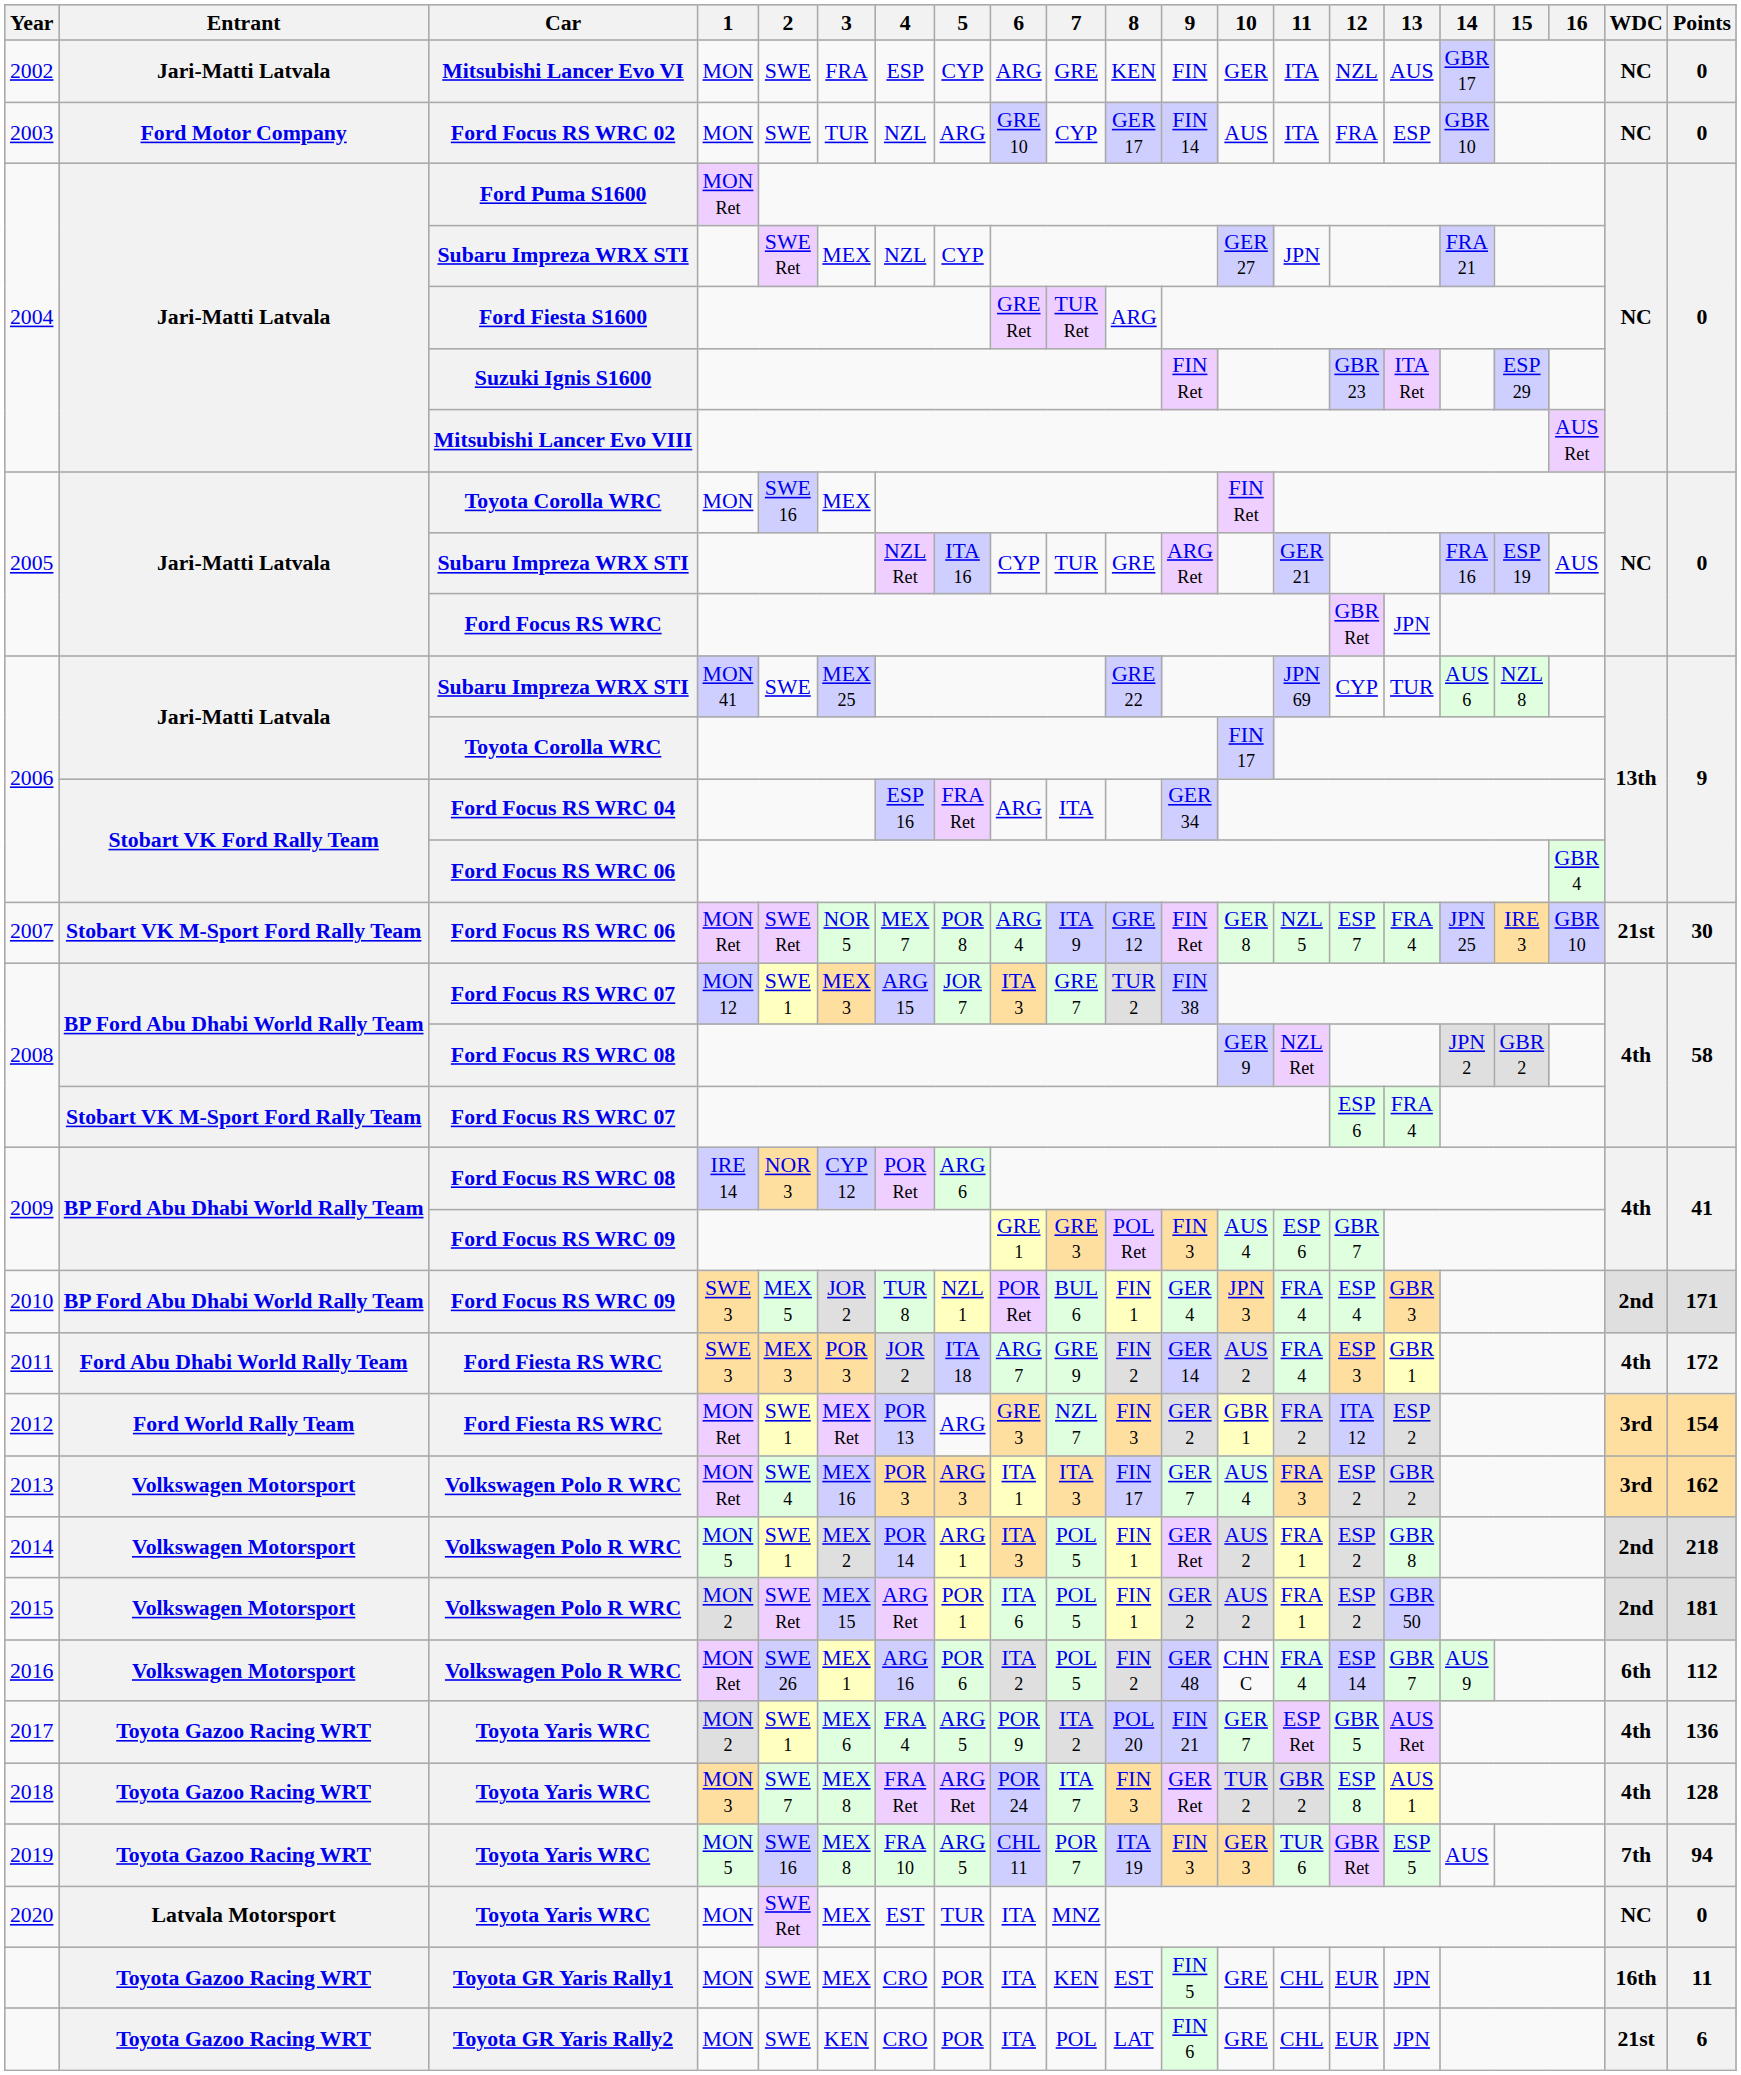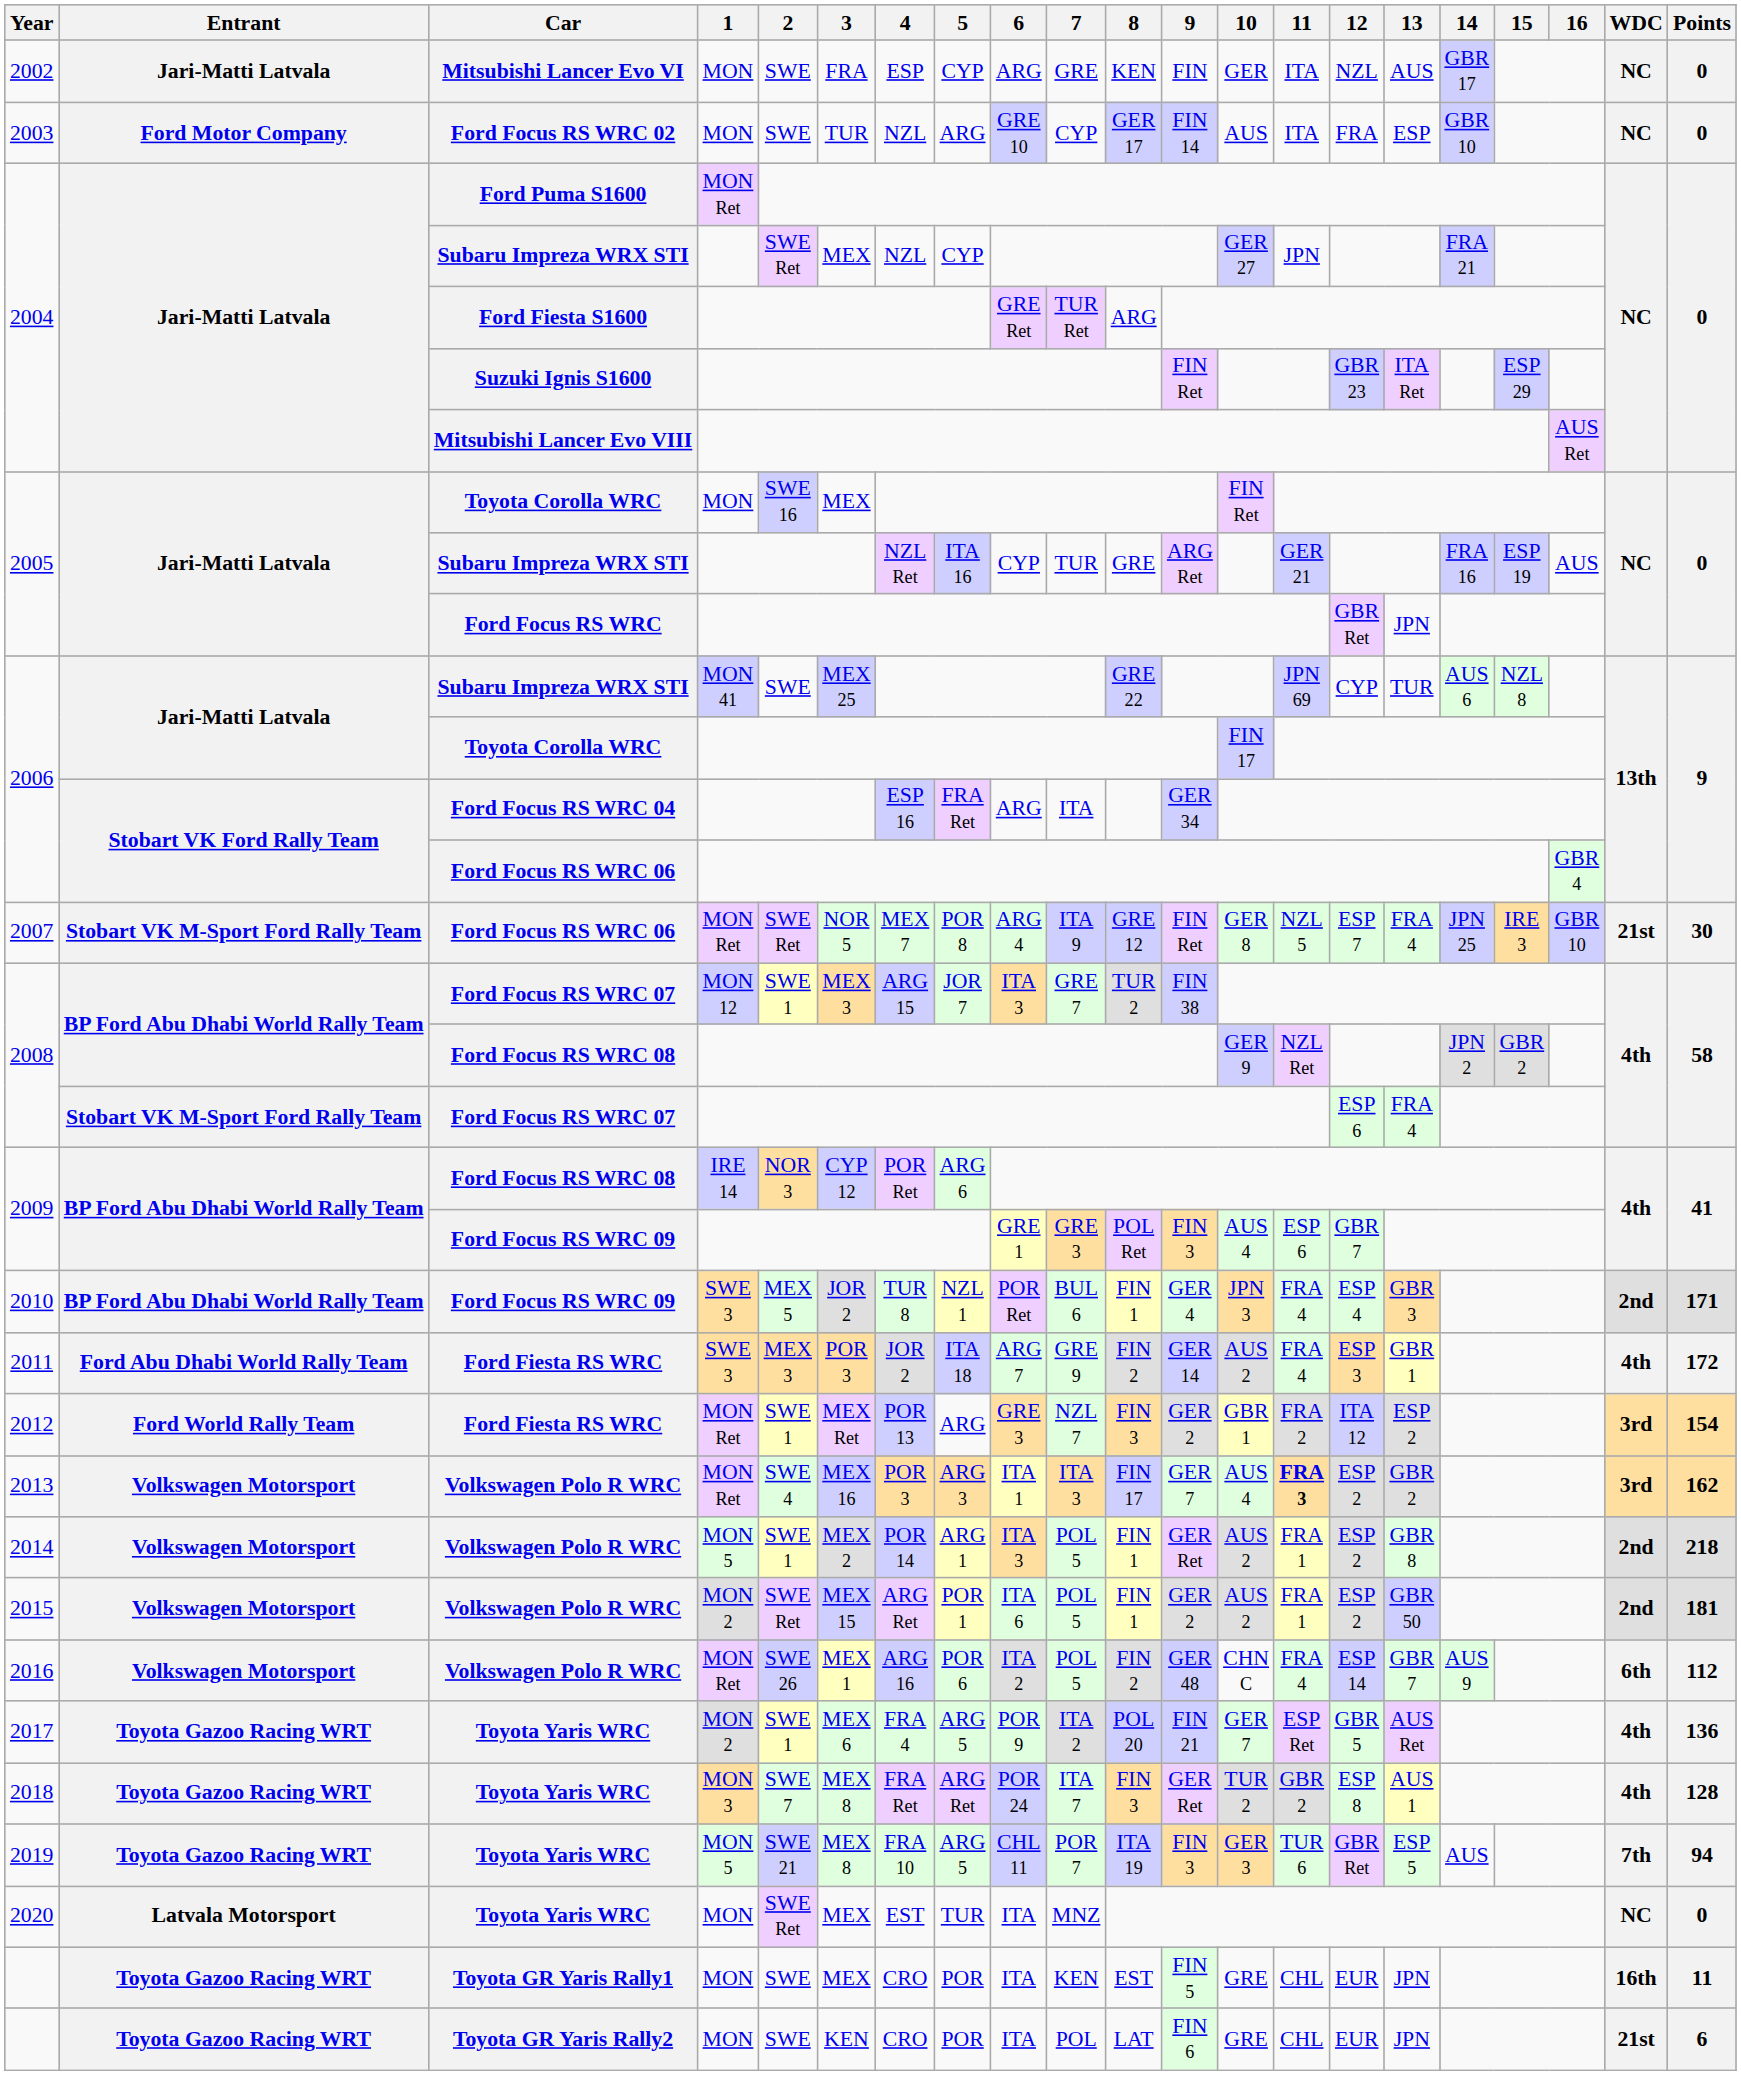(1302, 1484) normal -> (1302, 1485) bold
(788, 1853) SWE 16 -> (788, 1853) SWE 21
